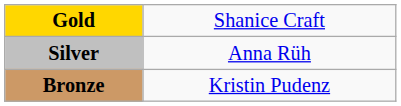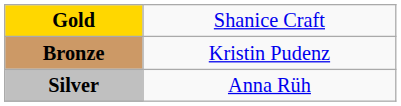rows swapped: (74, 52) <-> (74, 85)
